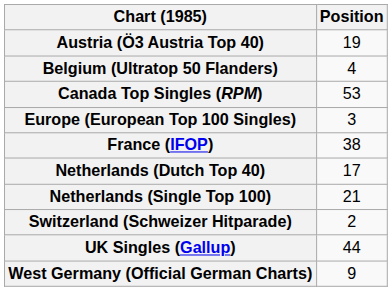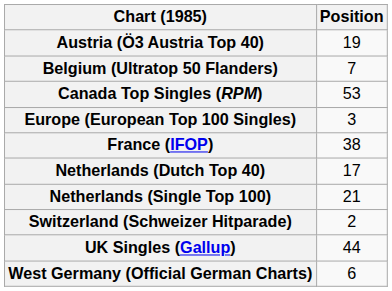(352, 68) 4 -> (352, 68) 7
(352, 273) 9 -> (352, 273) 6
